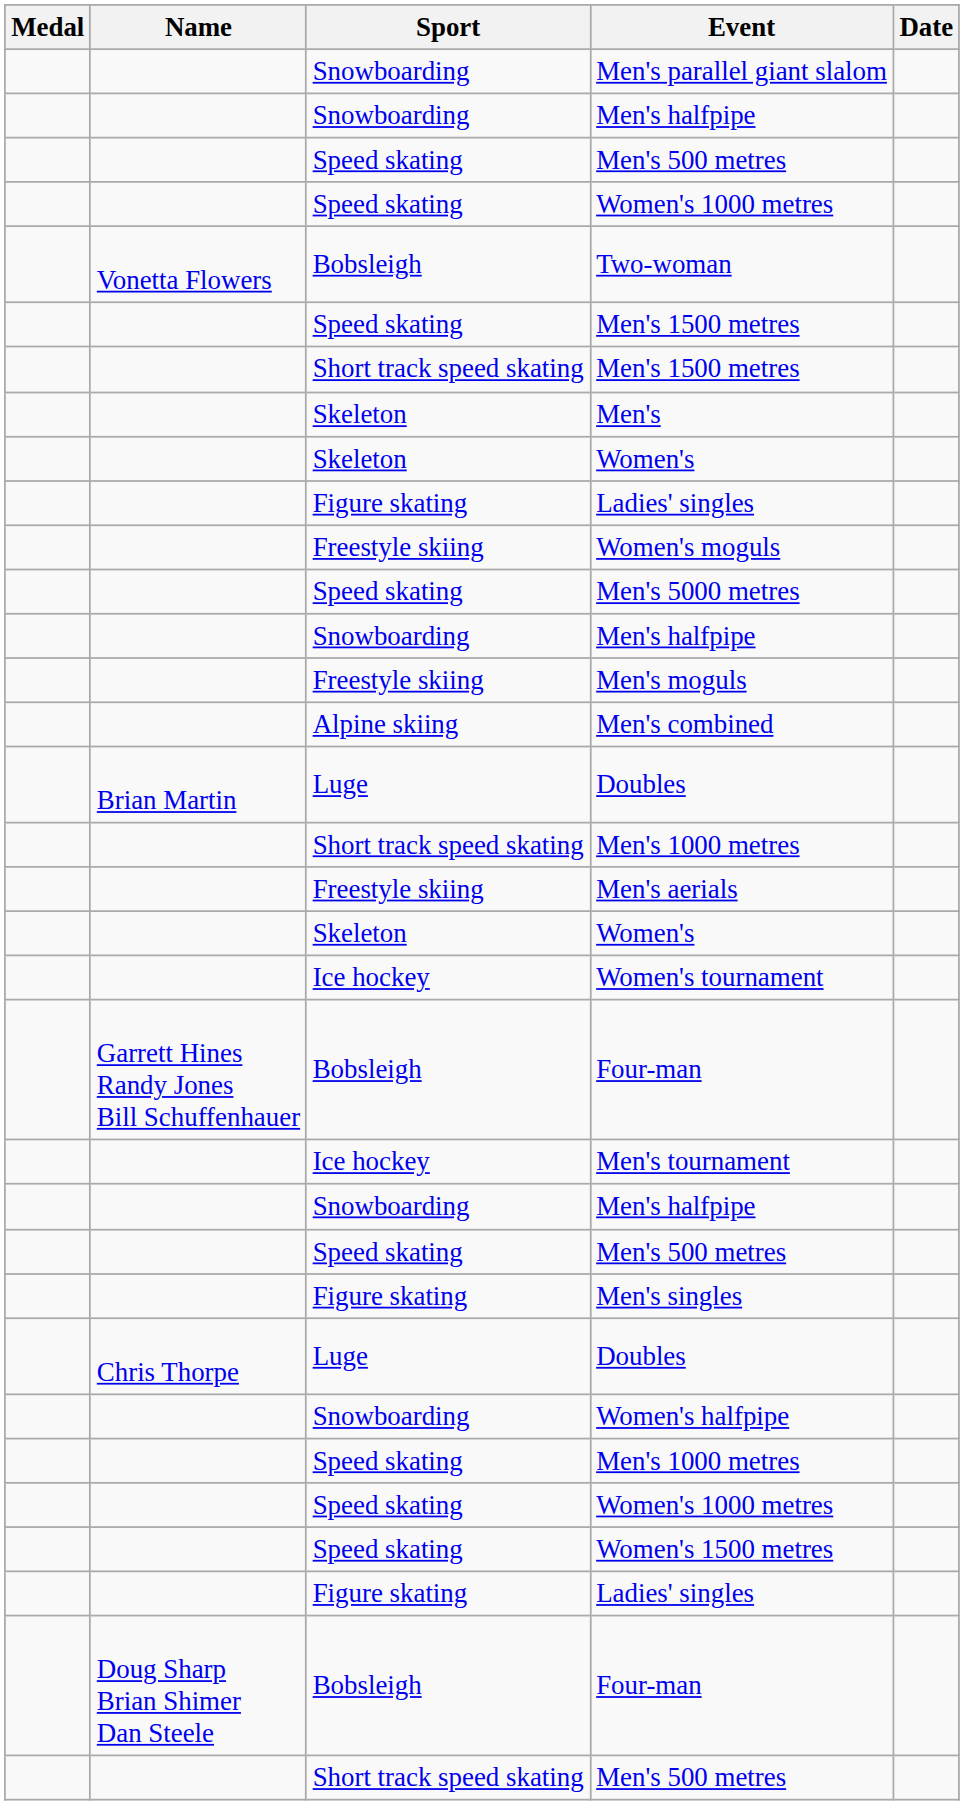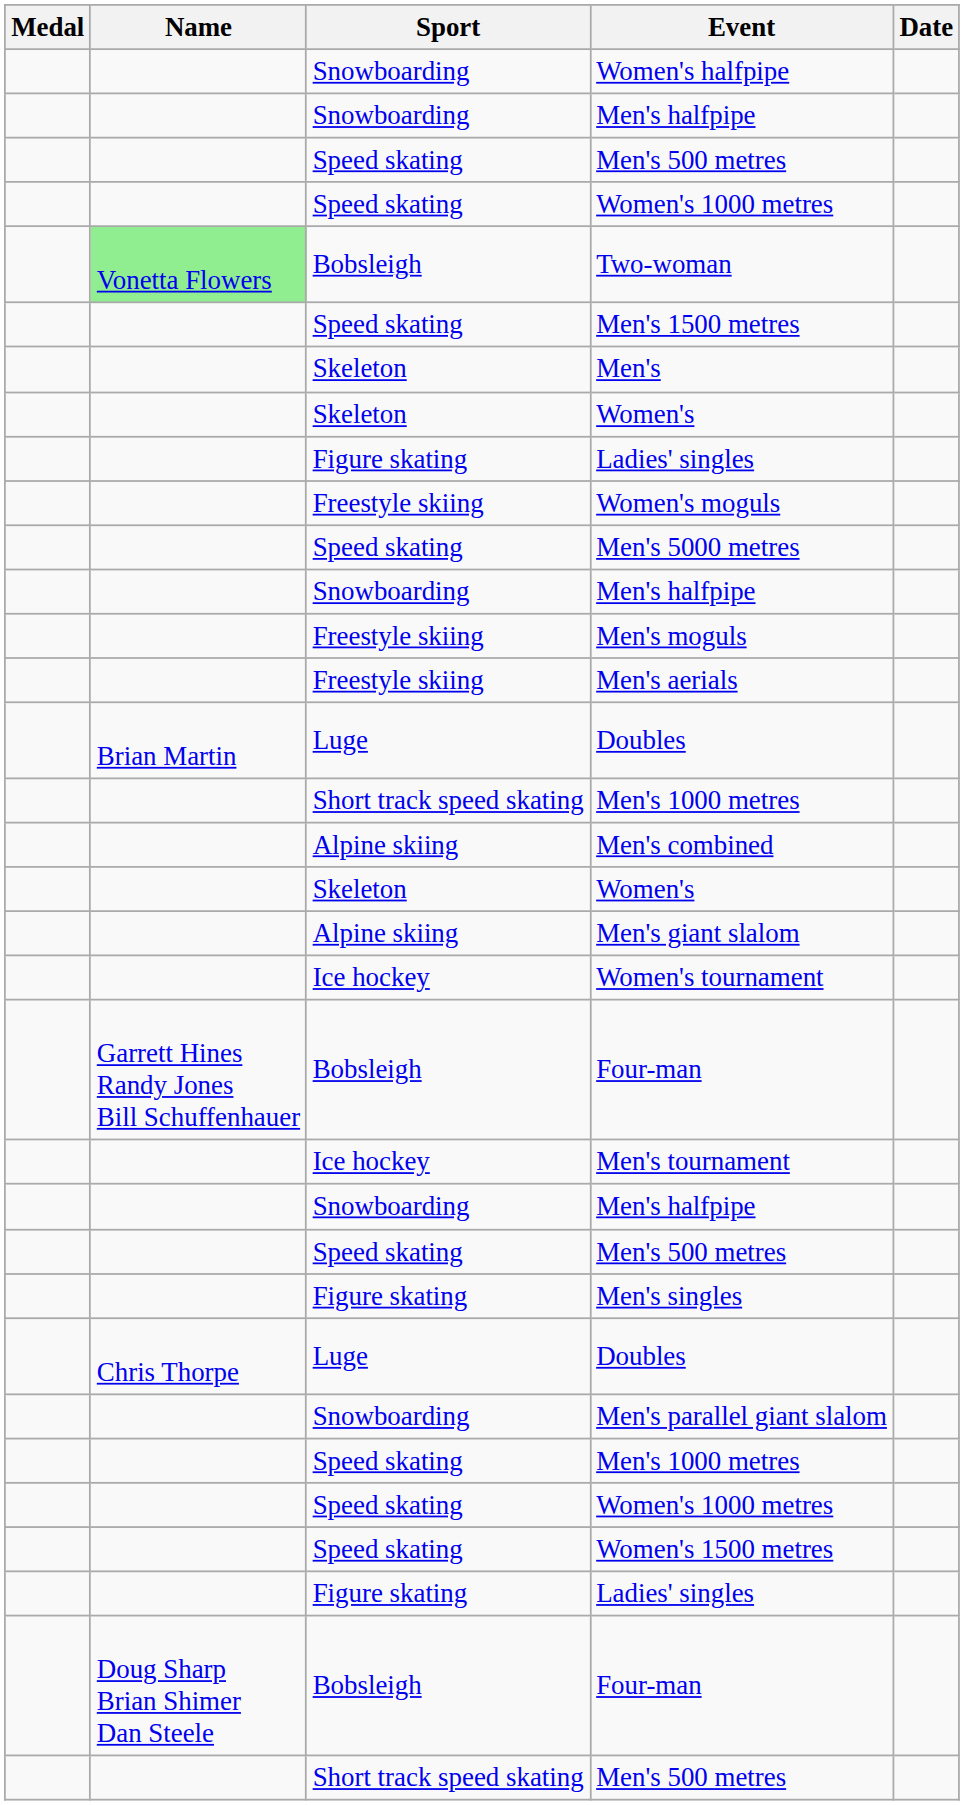rows swapped: (391, 1415) <-> (391, 71)
(184, 280) no background -> (184, 280) lightgreen background
- row: (448, 369)
rows swapped: (385, 724) <-> (398, 889)
+ row: (385, 933)
